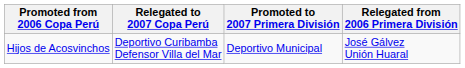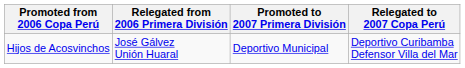columns swapped: (401, 19) <-> (168, 19)
